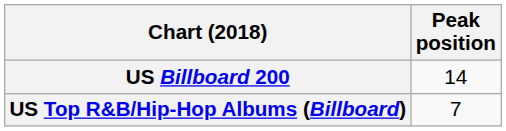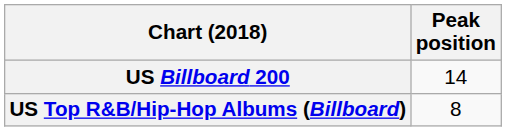(456, 109) 7 -> (456, 109) 8
